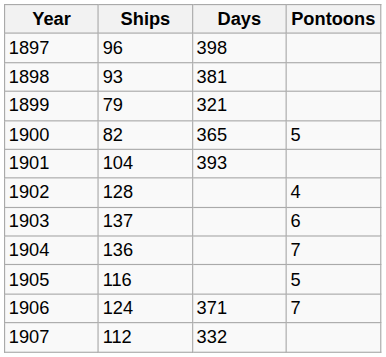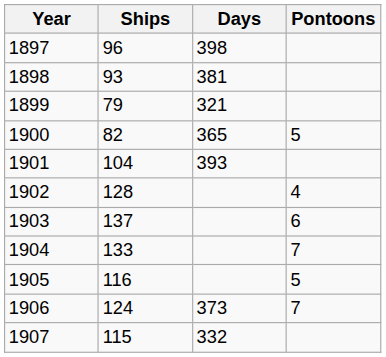(118, 250) 136 -> (118, 250) 133
(212, 308) 371 -> (212, 308) 373
(117, 337) 112 -> (117, 337) 115
